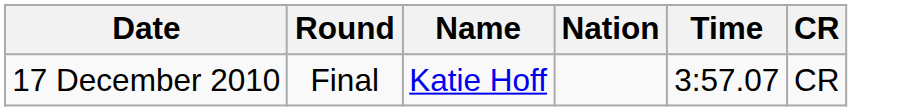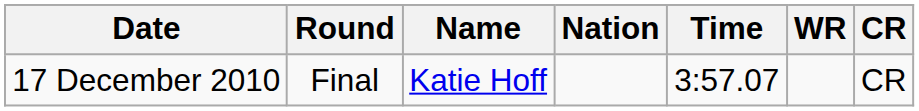+ column: (820, 29)
